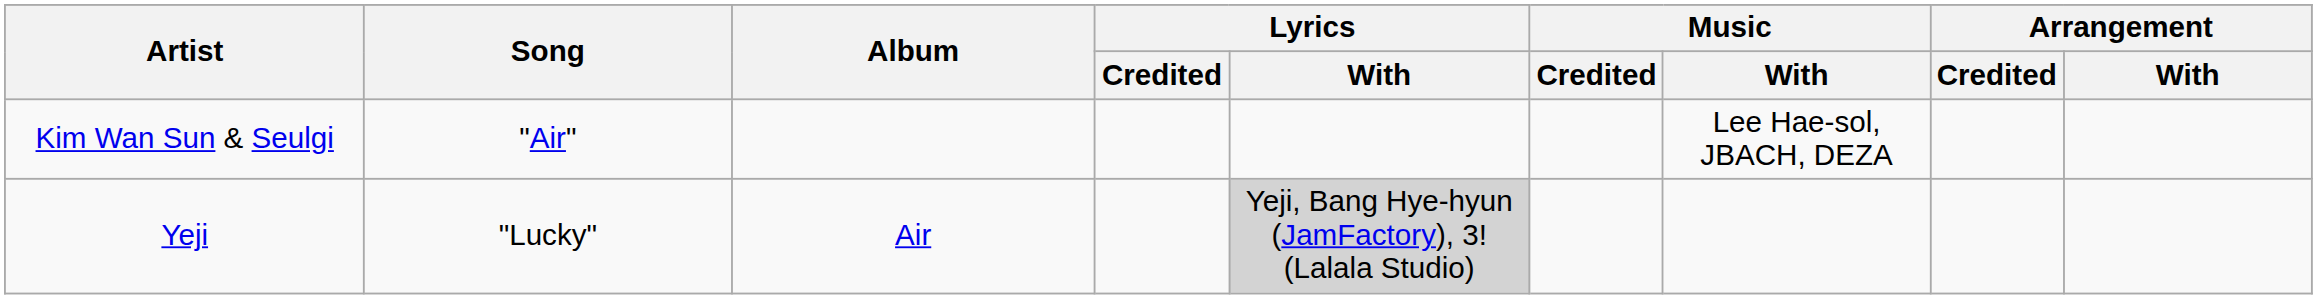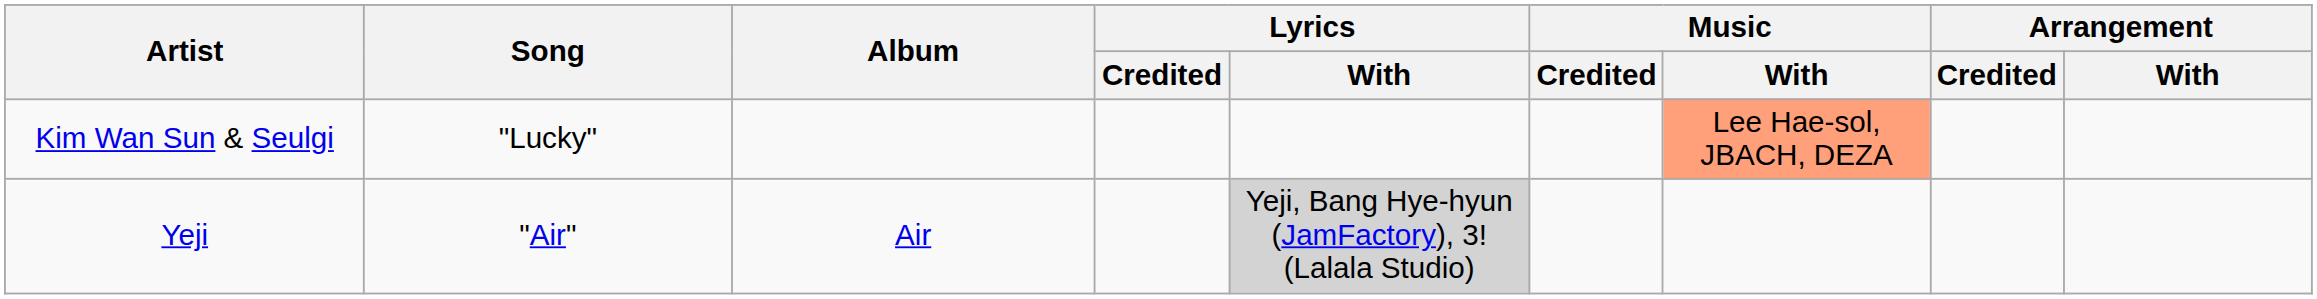(548, 138) "Air" -> (548, 138) "Lucky"
(1797, 138) no background -> (1797, 138) lightsalmon background
(548, 235) "Lucky" -> (548, 235) "Air"
